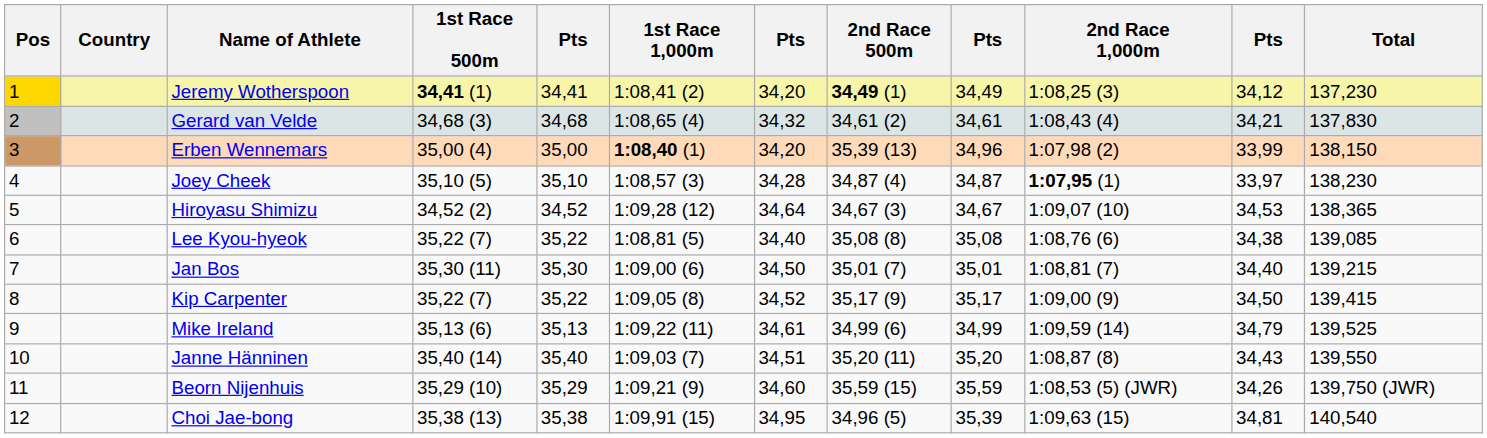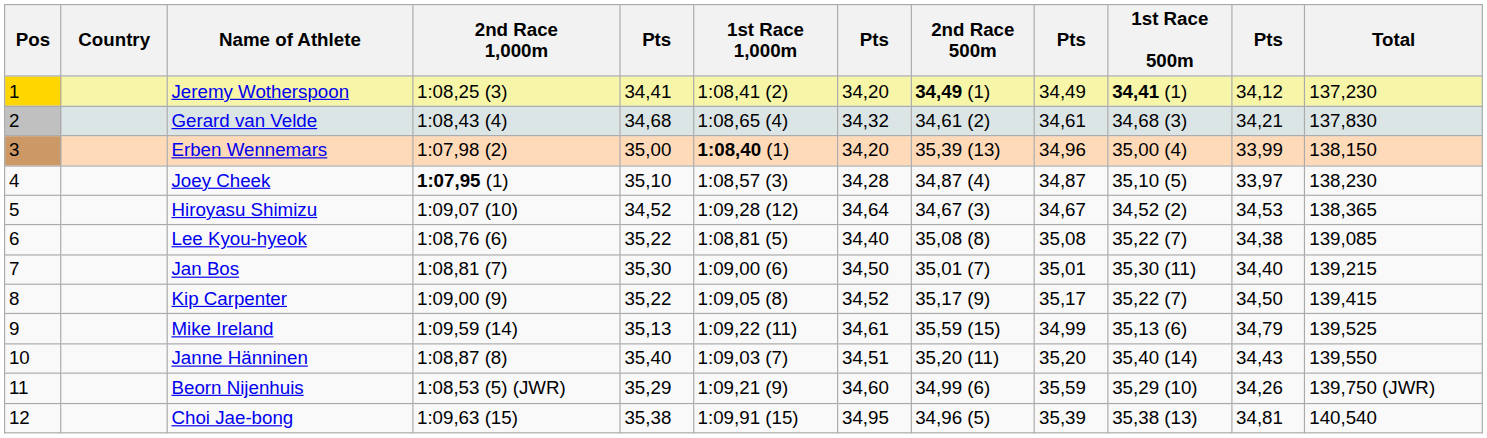columns swapped: (475, 40) <-> (1128, 40)
(869, 328) 34,99 (6) -> (958, 328) 35,59 (15)
(874, 388) 35,59 (15) -> (953, 388) 34,99 (6)
